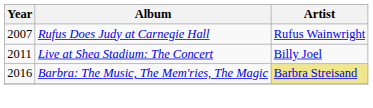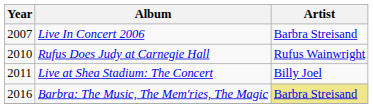+ row: (91, 34)
(20, 34) 2007 -> (20, 53) 2010
